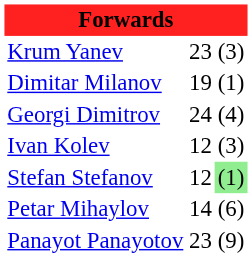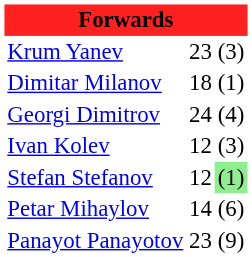(200, 82) 19 -> (200, 82) 18
